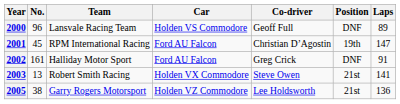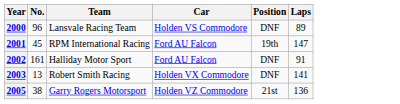- column: (292, 12)
(352, 75) 21st -> (270, 75) DNF
